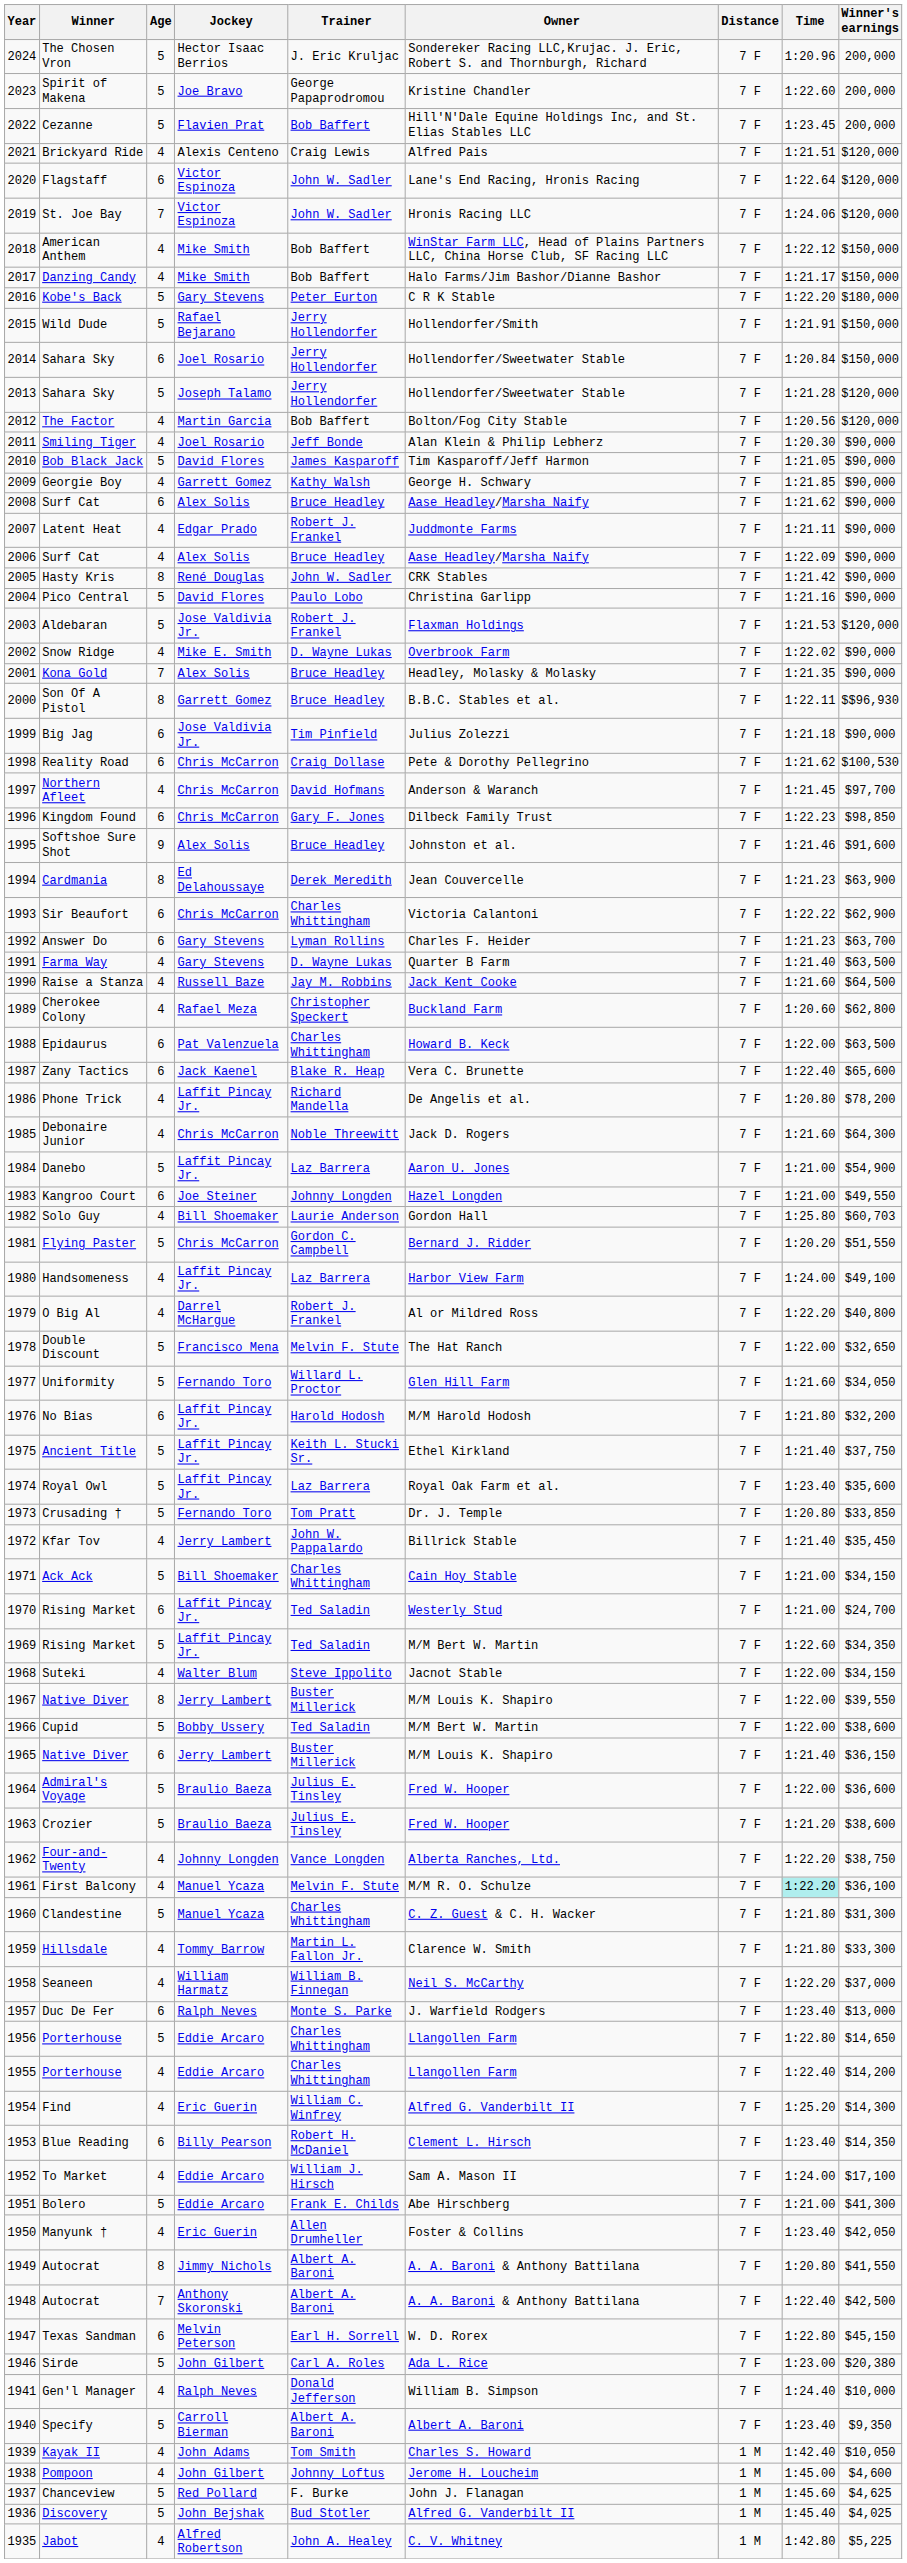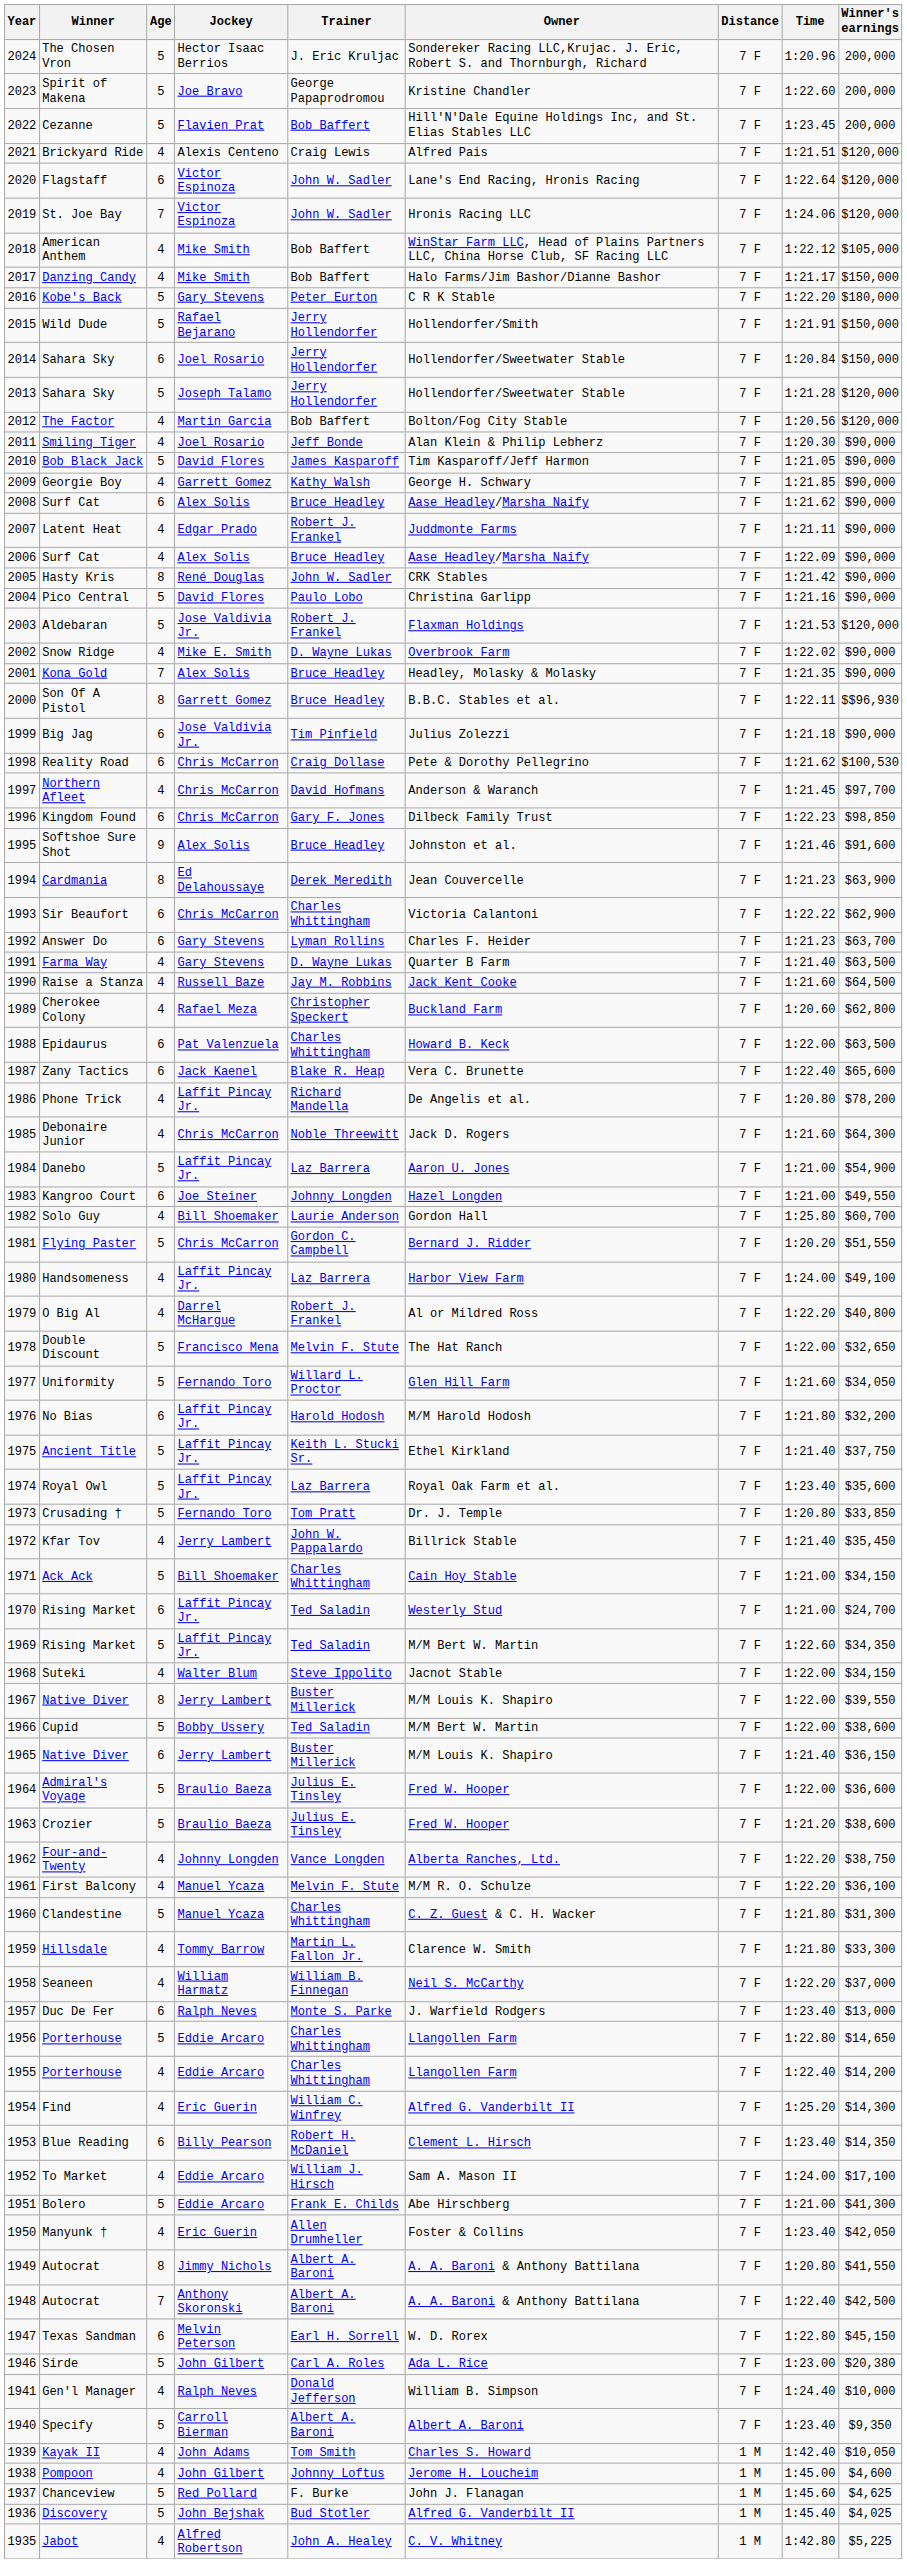(870, 250) $150,000 -> (870, 250) $105,000
(870, 1217) $60,703 -> (870, 1217) $60,700
(810, 1887) paleturquoise background -> (810, 1887) no background
